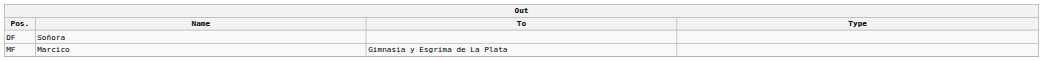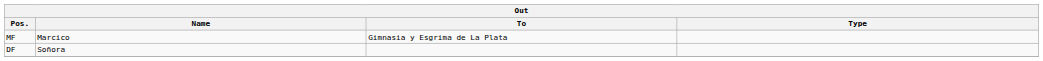rows swapped: (11, 36) <-> (11, 49)
